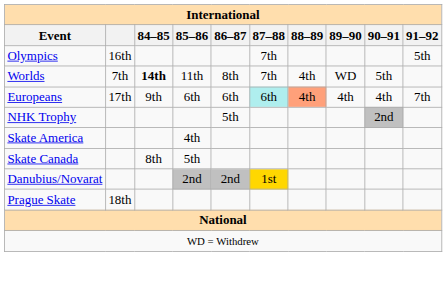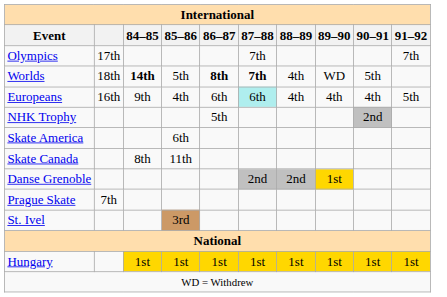(120, 55) 16th -> (109, 55) 17th
(422, 55) 5th -> (411, 55) 7th
(120, 76) 7th -> (109, 76) 18th
(192, 76) 11th -> (181, 76) 5th
(230, 76) normal -> (219, 76) bold
(269, 76) normal -> (258, 76) bold
(120, 96) 17th -> (109, 96) 16th
(192, 96) 6th -> (181, 96) 4th
(307, 96) lightsalmon background -> (296, 96) no background
(422, 96) 7th -> (411, 96) 5th
(192, 138) 4th -> (181, 138) 6th
(192, 158) 5th -> (181, 158) 11th
+ row: (49, 179)
- row: (55, 179)
(120, 199) 18th -> (109, 199) 7th
+ row: (26, 220)
+ row: (30, 261)
